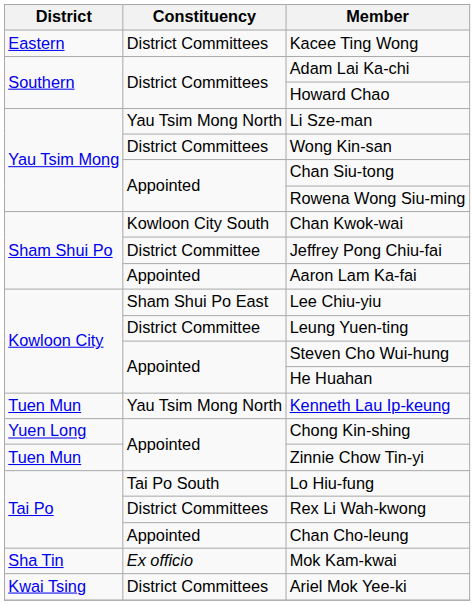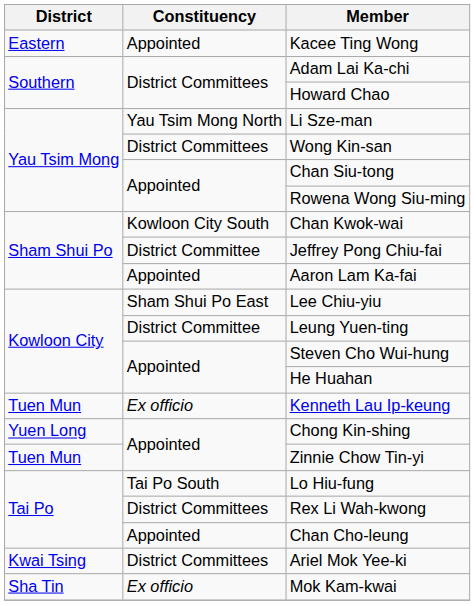(197, 43) District Committees -> (164, 43) Appointed
(204, 405) Yau Tsim Mong North -> (160, 405) Ex officio
rows swapped: (343, 560) <-> (348, 586)
